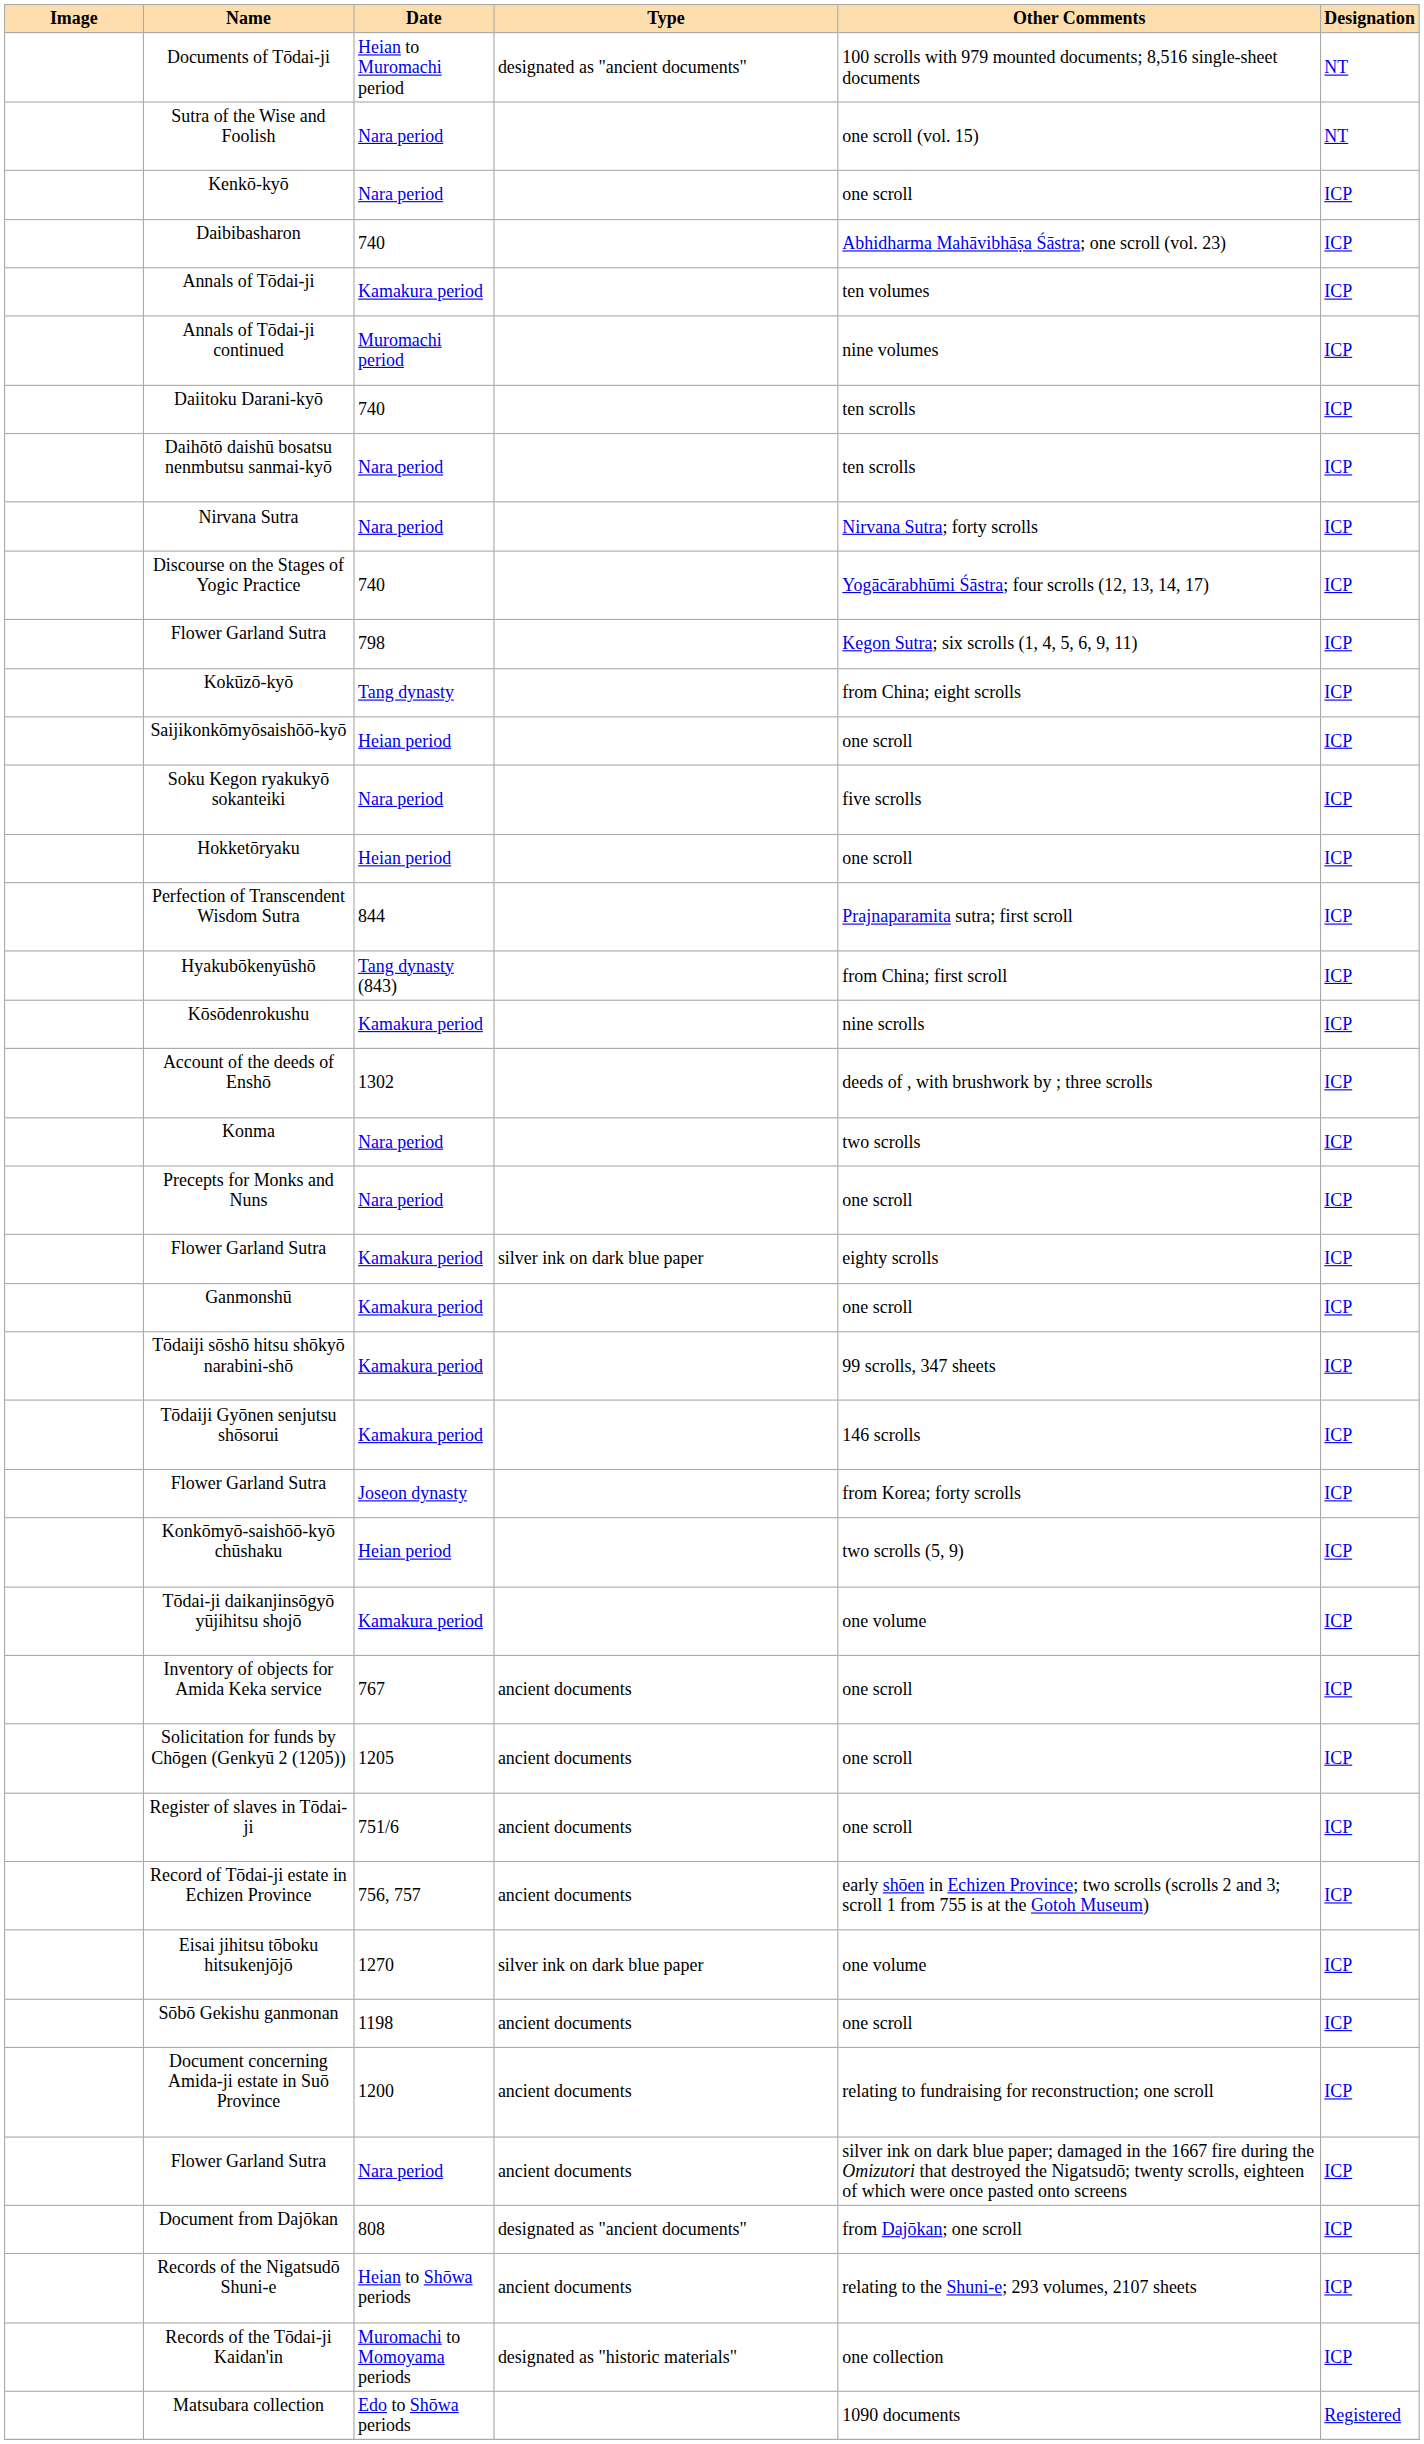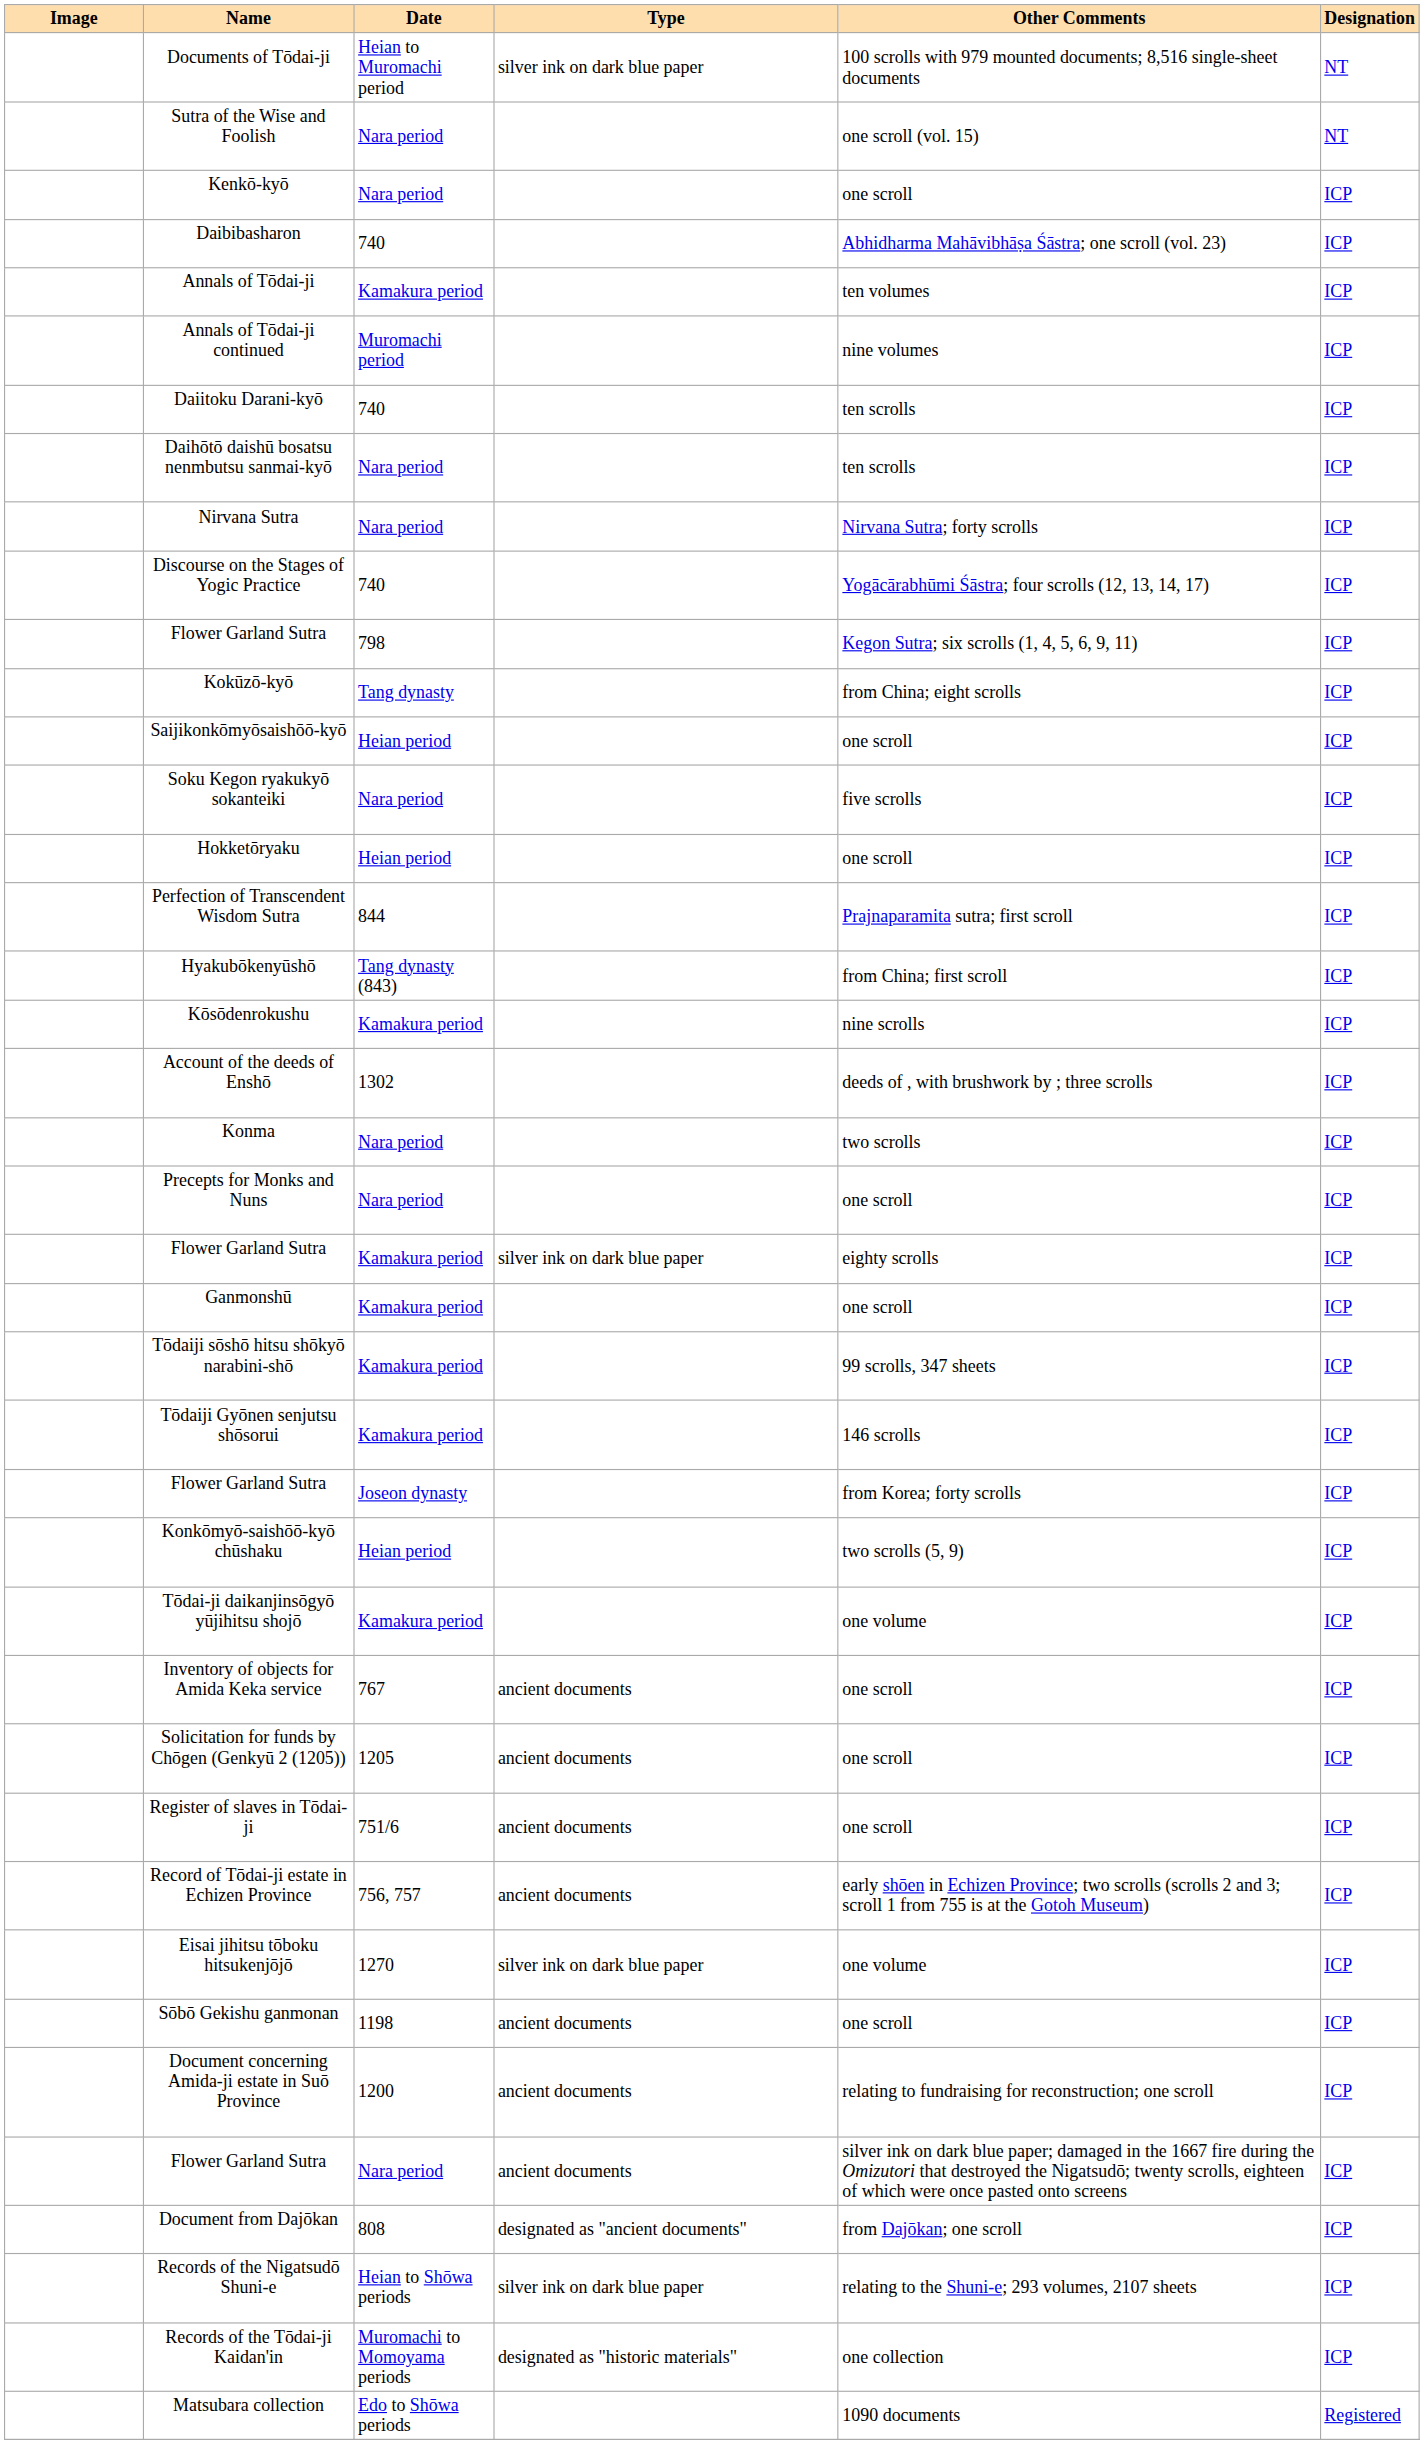(622, 67) designated as "ancient documents" -> (601, 67) silver ink on dark blue paper
(565, 2288) ancient documents -> (601, 2288) silver ink on dark blue paper
